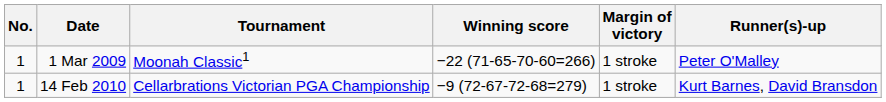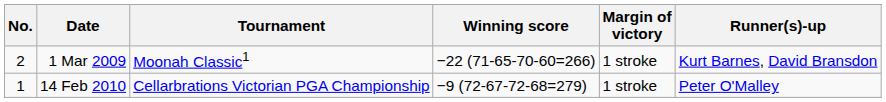(20, 60) 1 -> (20, 60) 2
(729, 60) Peter O'Malley -> (778, 60) Kurt Barnes, David Bransdon
(778, 86) Kurt Barnes, David Bransdon -> (729, 86) Peter O'Malley
